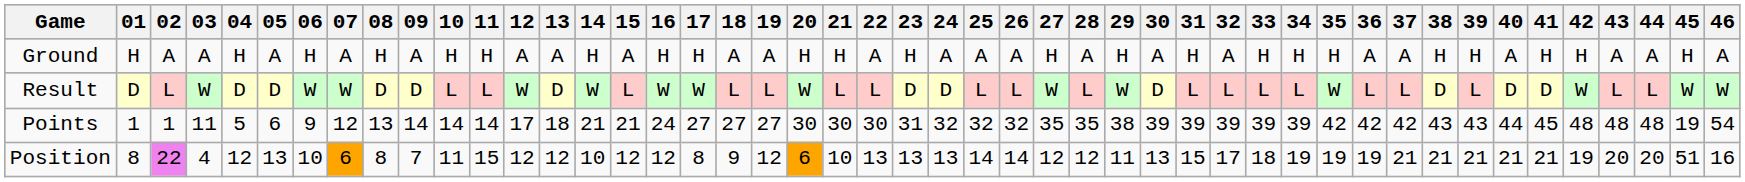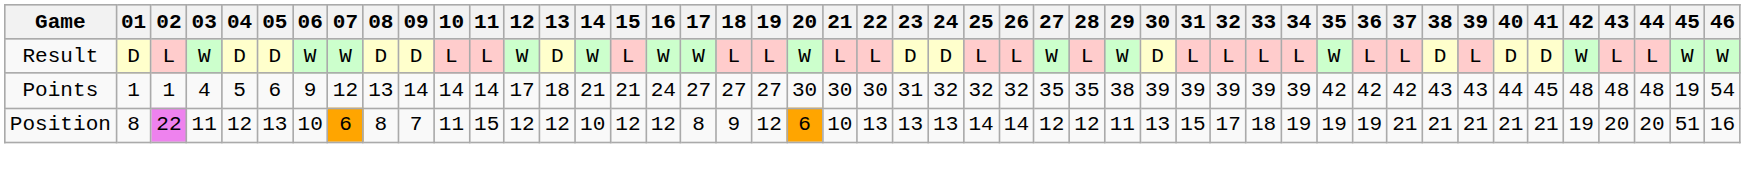- row: (60, 56)
(204, 125) 11 -> (204, 91) 4
(204, 159) 4 -> (204, 125) 11
